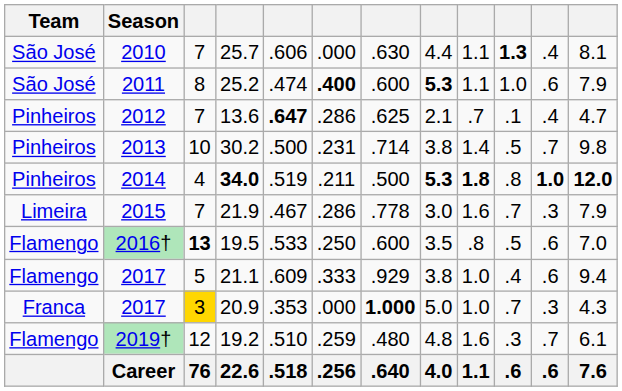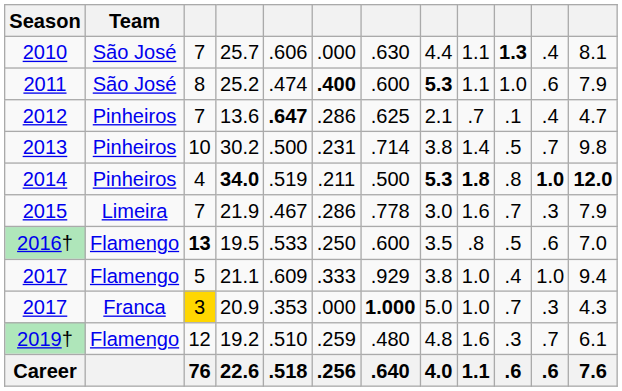columns swapped: (143, 21) <-> (54, 21)
(550, 275) .6 -> (550, 275) 1.0
